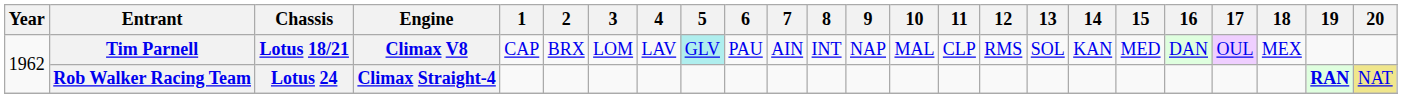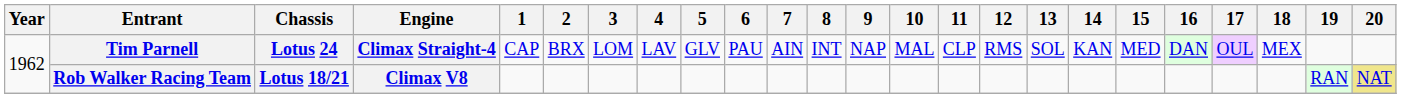(304, 49) Lotus 18/21 -> (304, 49) Lotus 24
(427, 49) Climax V8 -> (427, 49) Climax Straight-4
(702, 49) paleturquoise background -> (702, 49) no background
(304, 79) Lotus 24 -> (304, 79) Lotus 18/21
(427, 79) Climax Straight-4 -> (427, 79) Climax V8
(1330, 79) bold -> (1329, 79) normal
